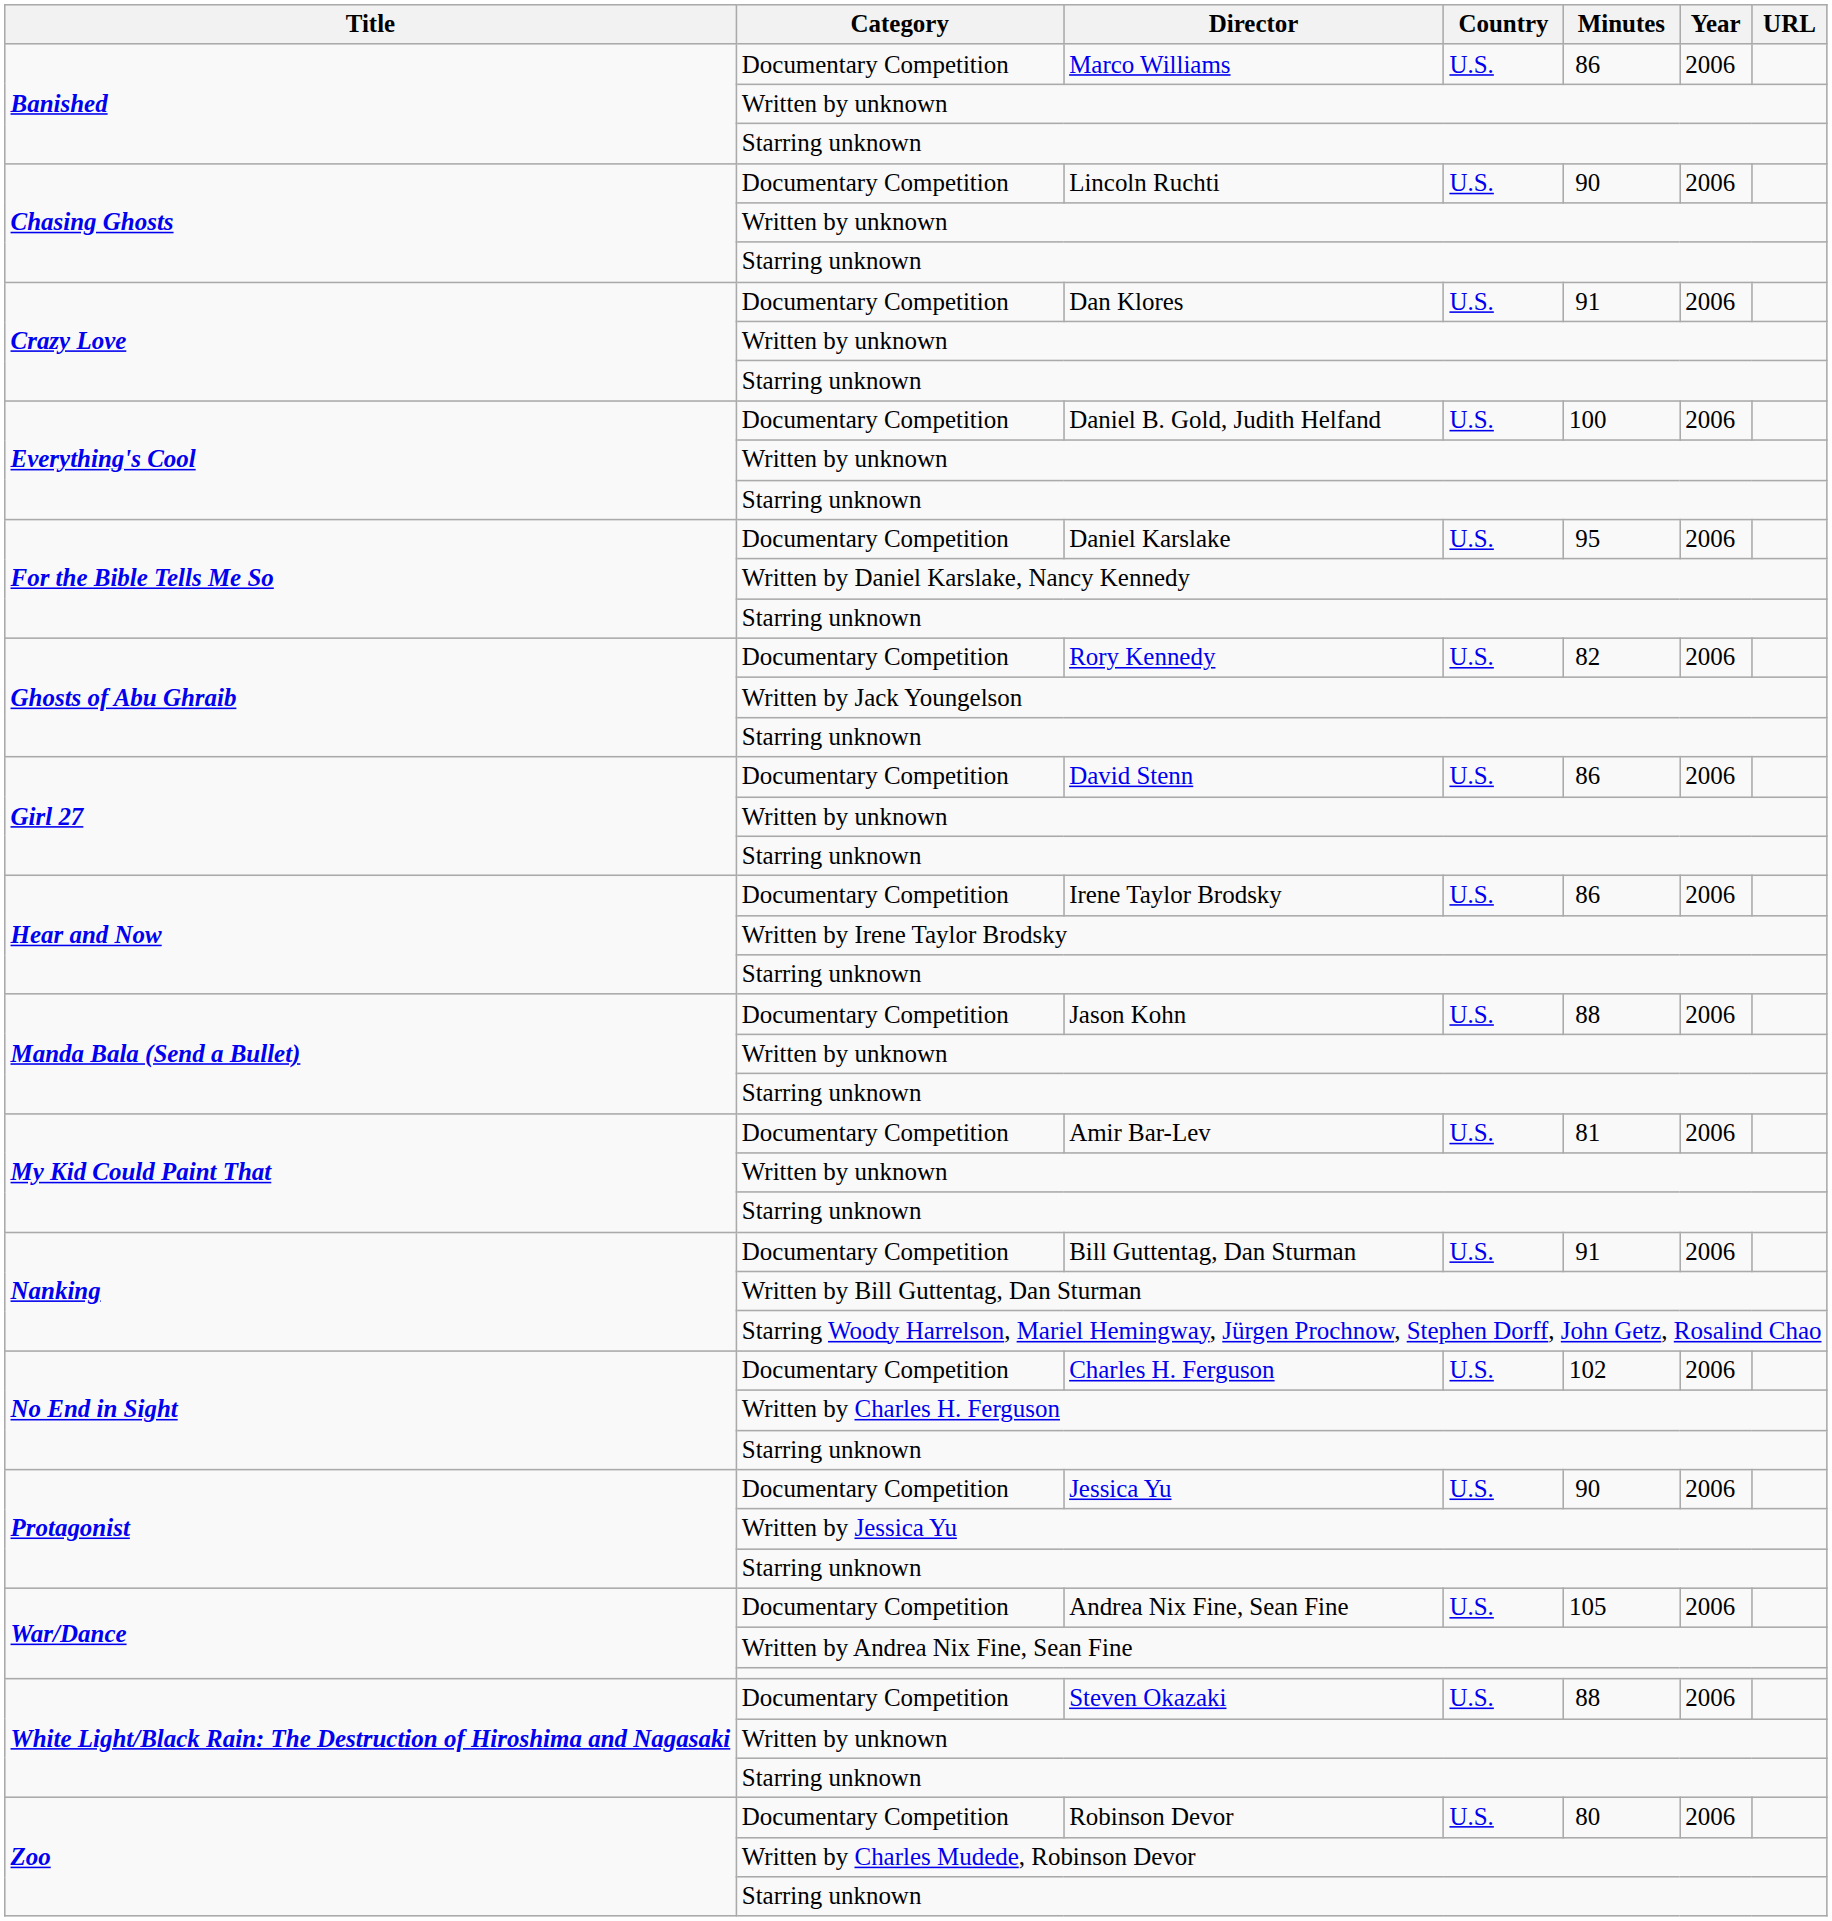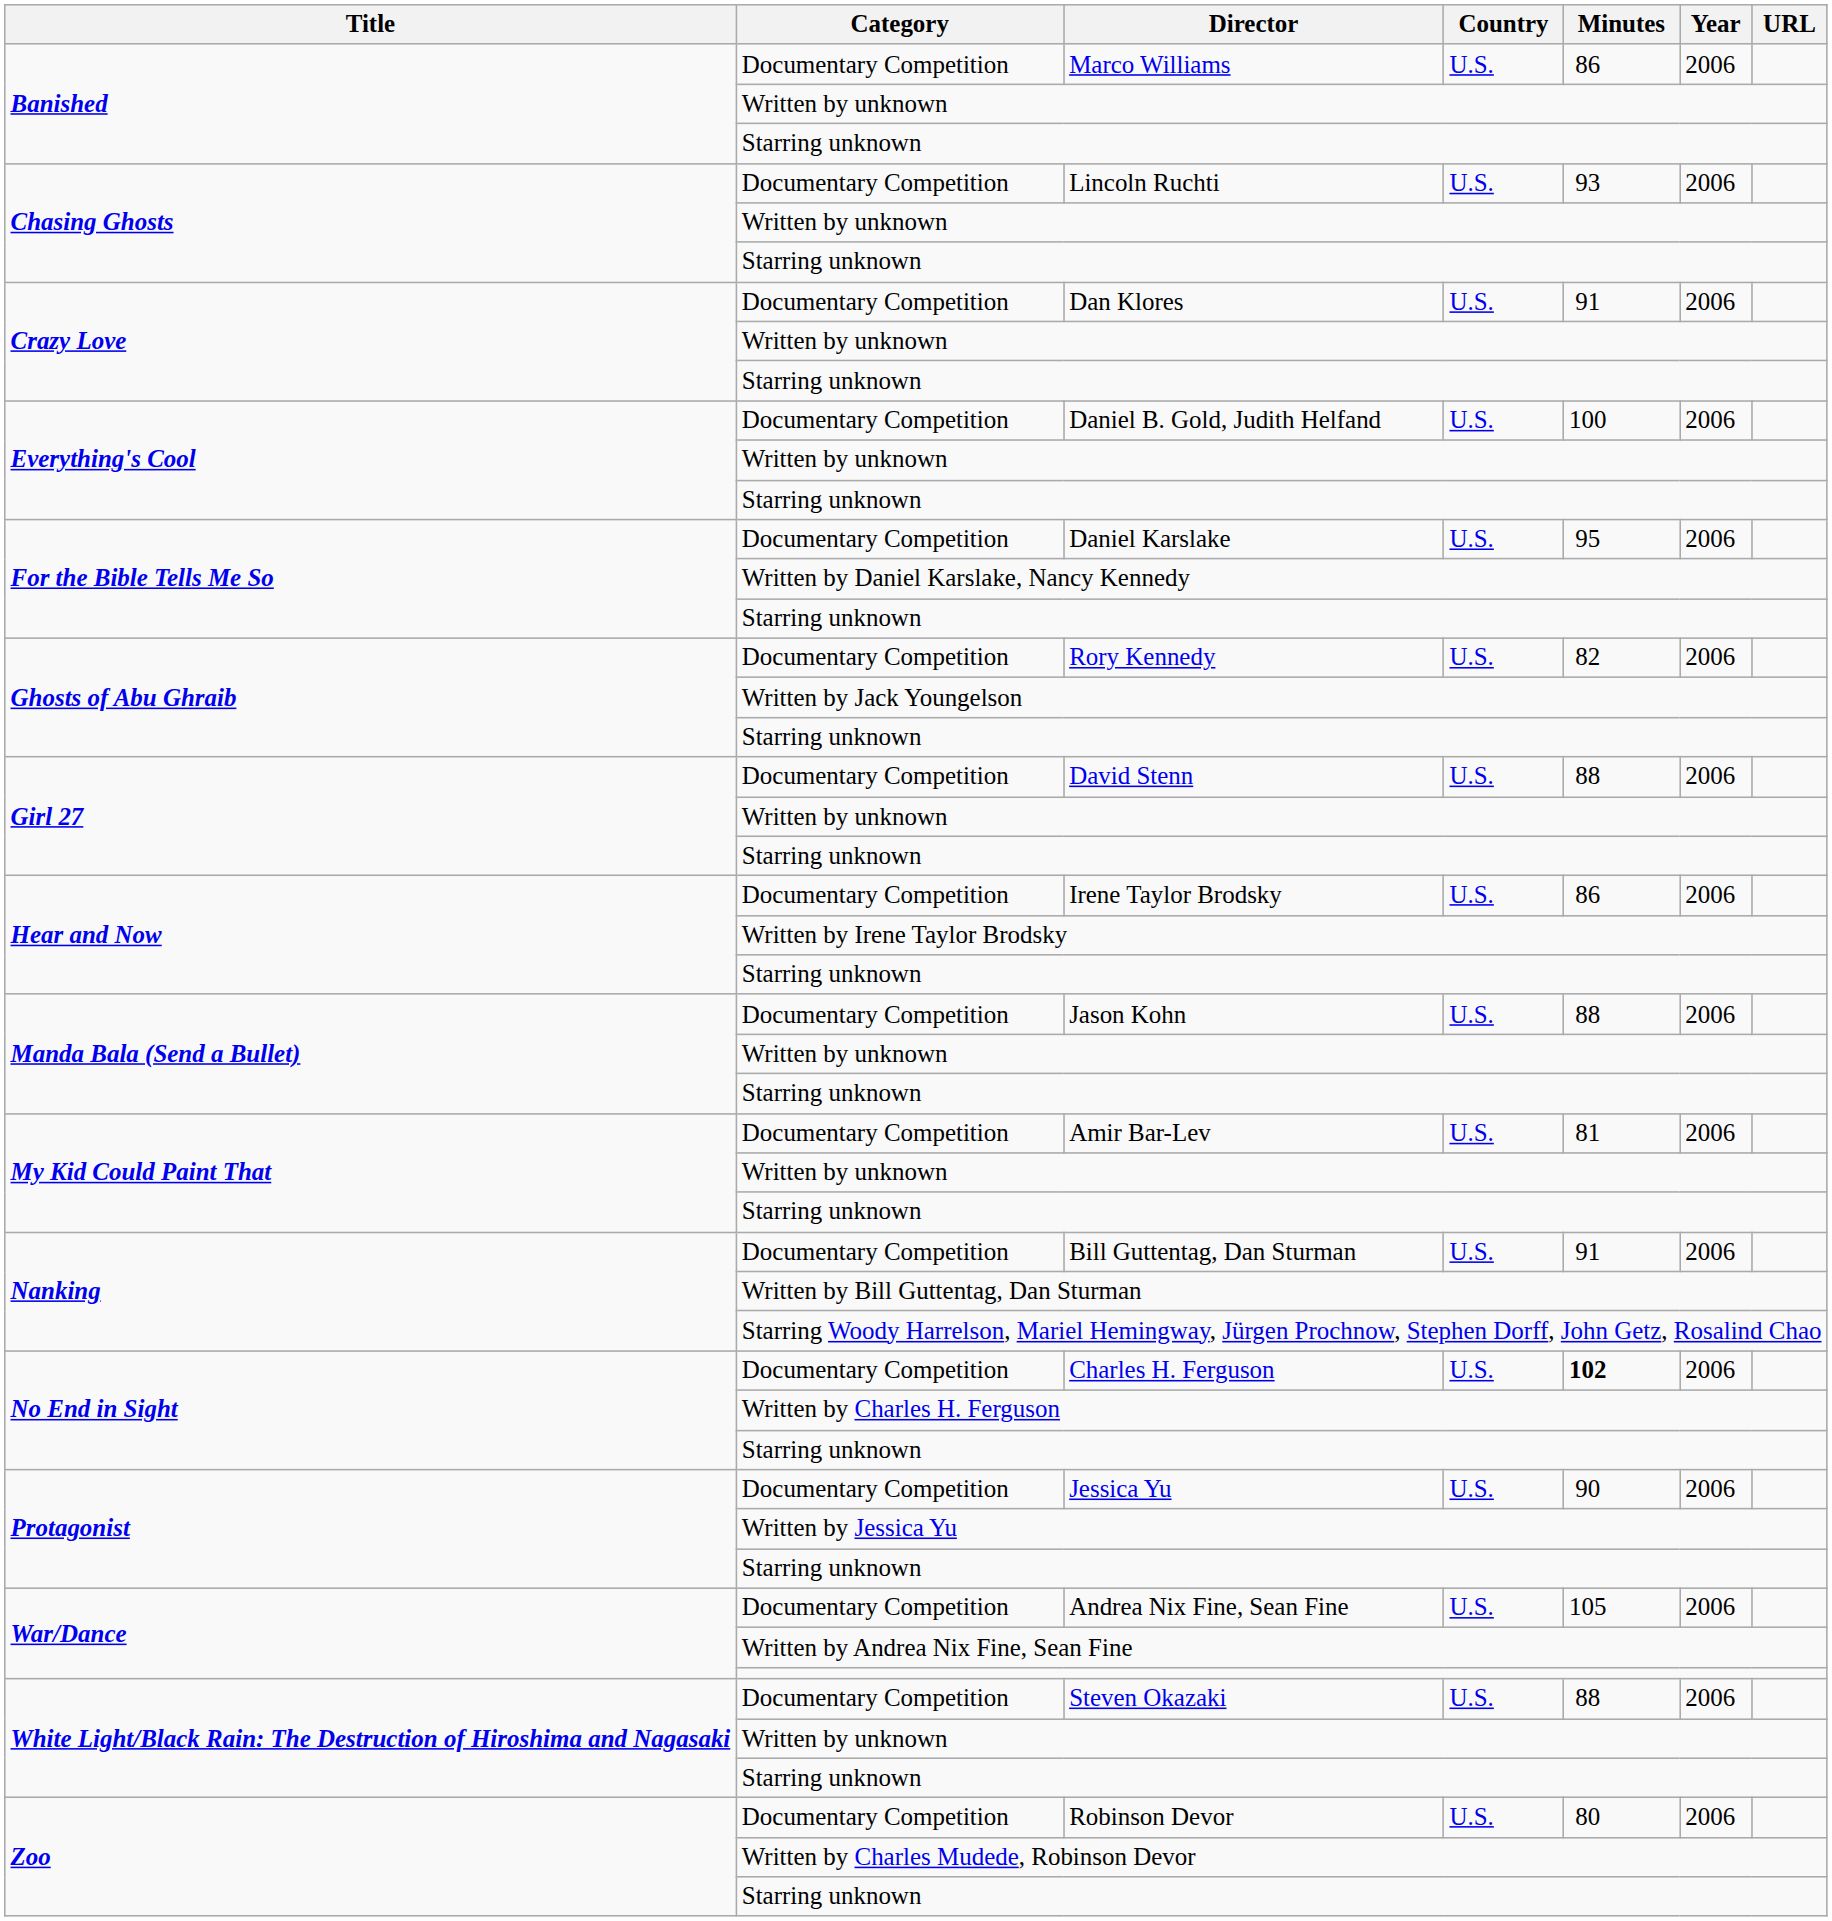(1585, 182) 90 -> (1585, 182) 93
(1585, 776) 86 -> (1585, 776) 88
(1588, 1370) normal -> (1588, 1370) bold
